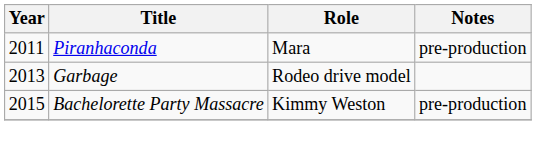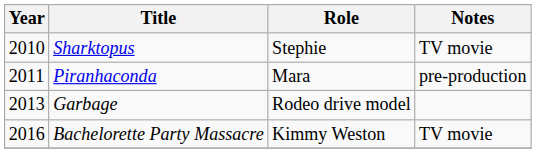+ row: (94, 47)
(27, 104) 2015 -> (27, 133) 2016
(473, 104) pre-production -> (456, 133) TV movie
